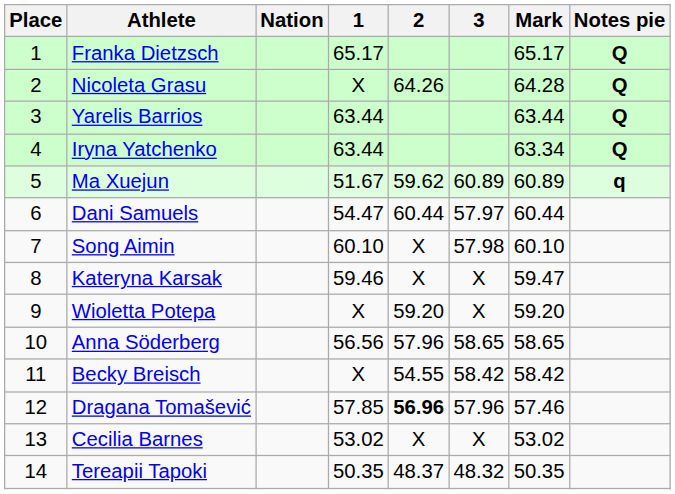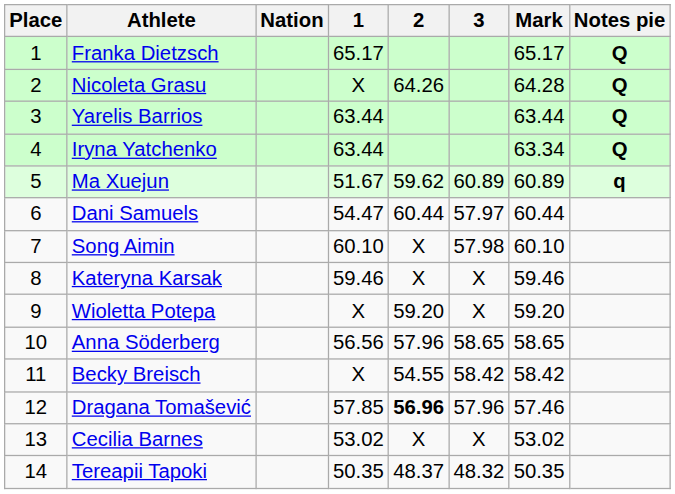(539, 278) 59.47 -> (539, 278) 59.46
